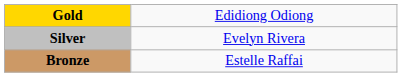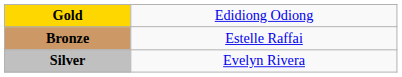rows swapped: (68, 38) <-> (68, 60)
